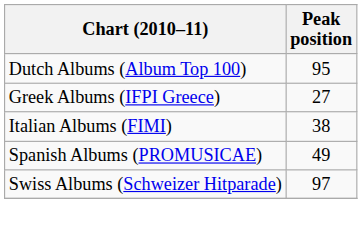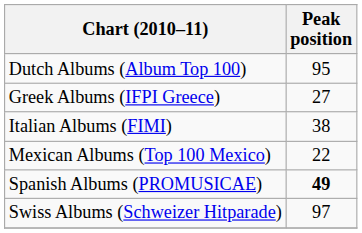+ row: (140, 155)
(321, 155) normal -> (321, 184) bold
